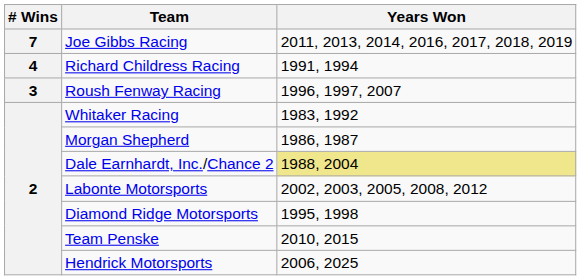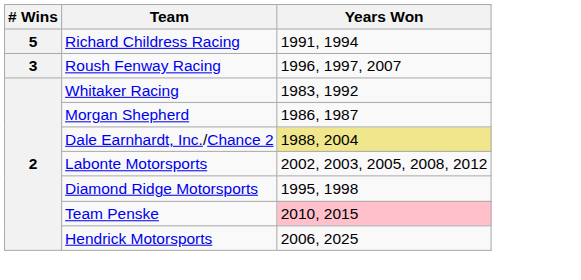- row: (126, 42)
(33, 66) 4 -> (33, 42) 5
(319, 238) no background -> (319, 213) pink background
